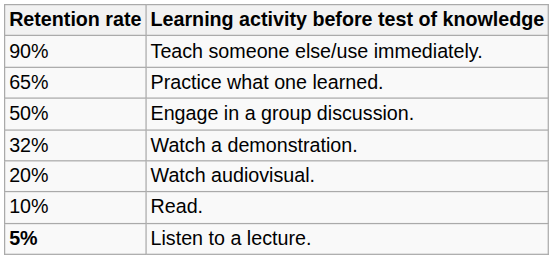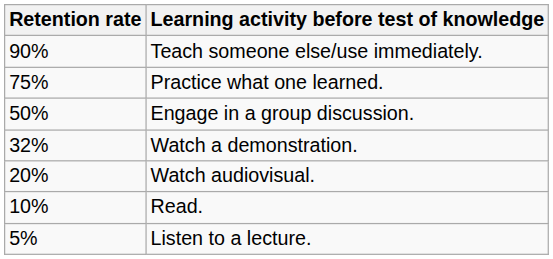(29, 82) 65% -> (29, 82) 75%
(23, 238) bold -> (23, 238) normal
